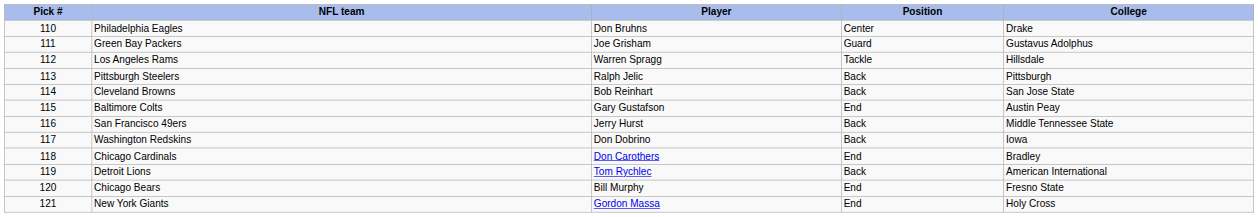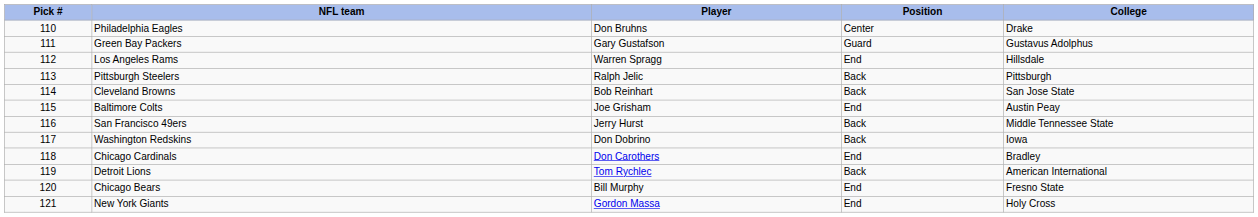(622, 44) Joe Grisham -> (629, 44) Gary Gustafson
(858, 60) Tackle -> (853, 60) End
(629, 108) Gary Gustafson -> (622, 108) Joe Grisham
